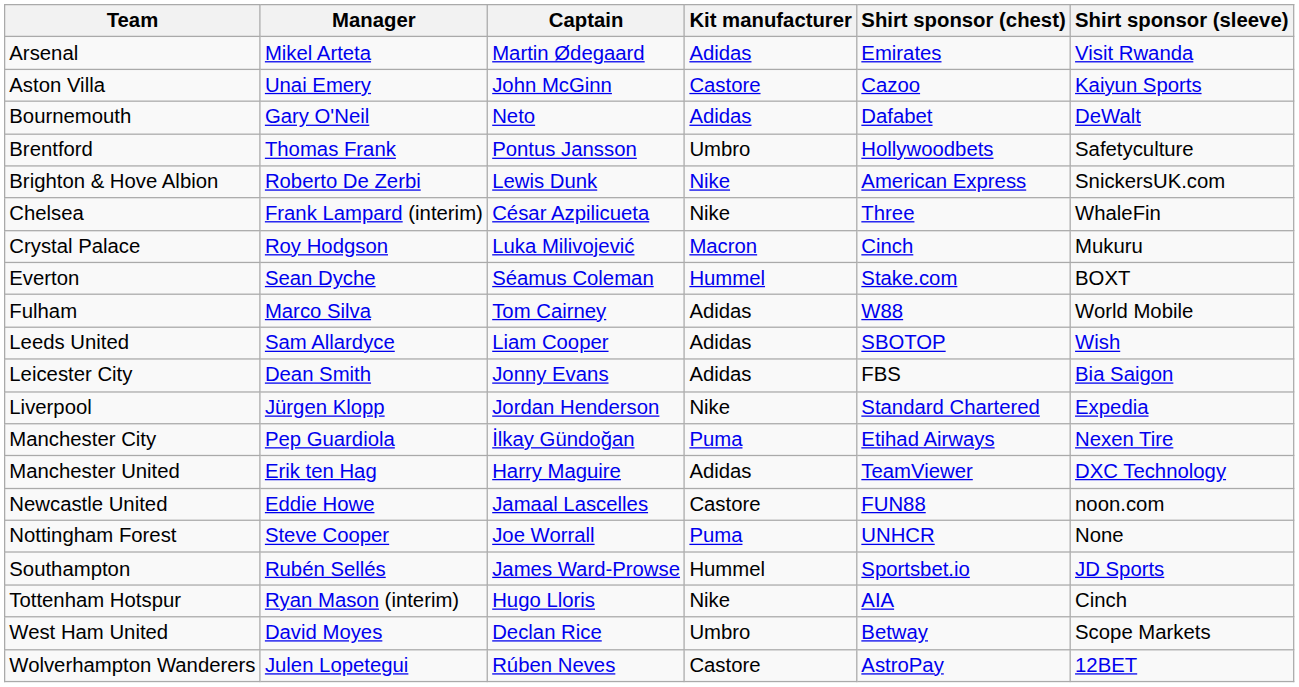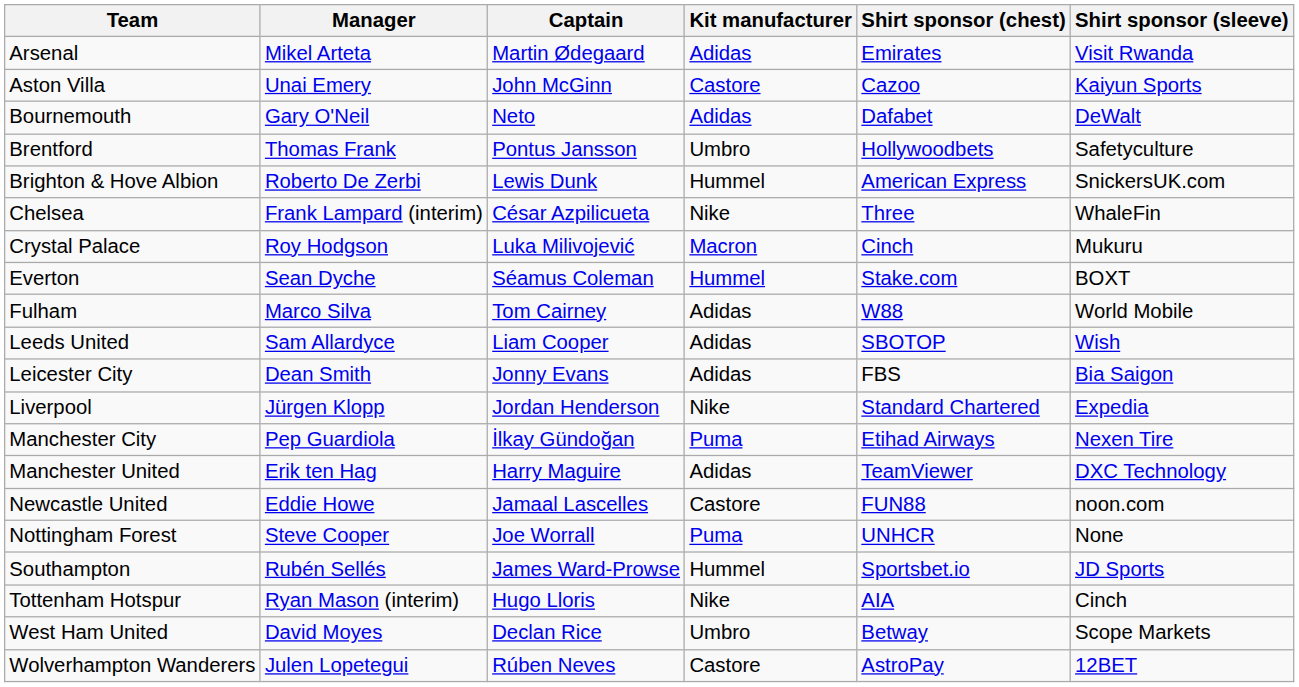(710, 181) Nike -> (727, 181) Hummel
